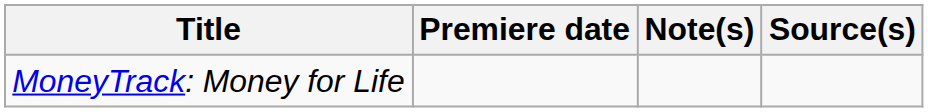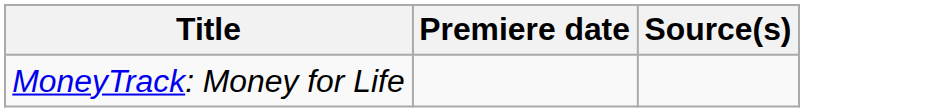- column: (699, 29)
